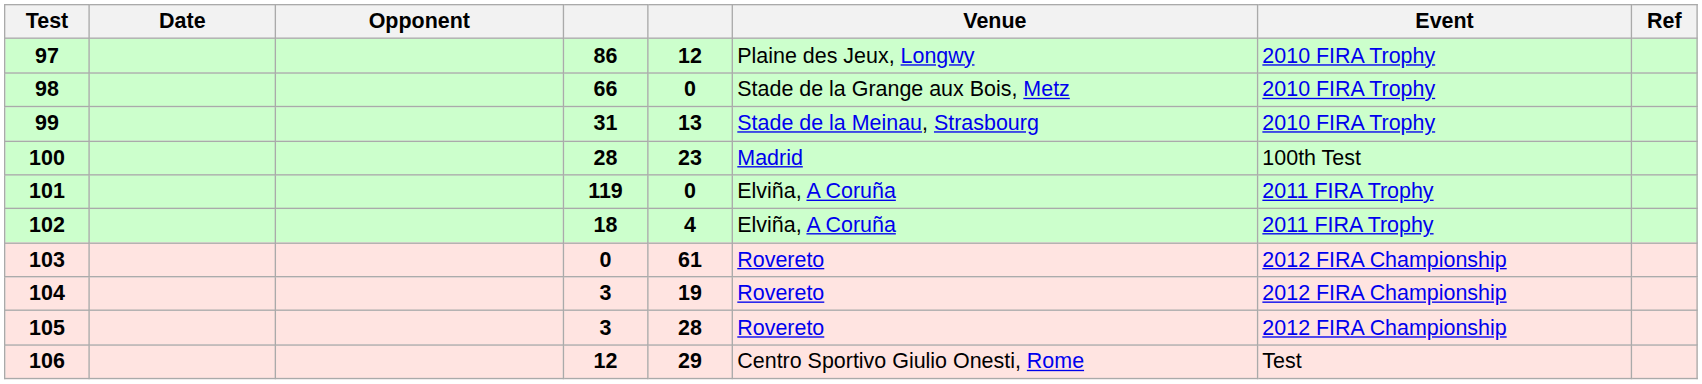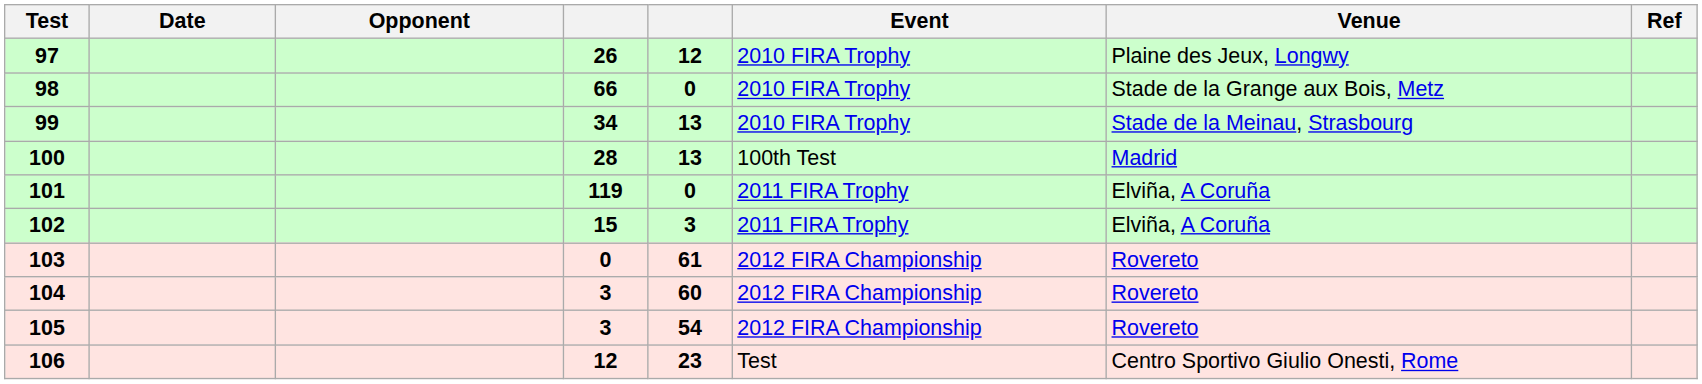columns swapped: (995, 21) <-> (1445, 21)
(605, 55) 86 -> (605, 55) 26
(605, 123) 31 -> (605, 123) 34
(690, 157) 23 -> (690, 157) 13
(605, 225) 18 -> (605, 225) 15
(690, 225) 4 -> (690, 225) 3
(690, 293) 19 -> (690, 293) 60
(690, 327) 28 -> (690, 327) 54
(690, 361) 29 -> (690, 361) 23
